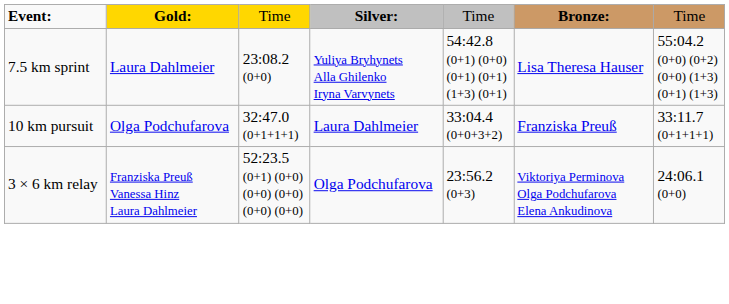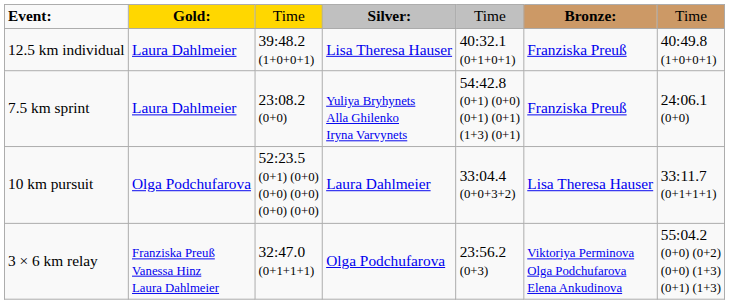+ row: (66, 49)
(580, 66) Lisa Theresa Hauser -> (577, 108) Franziska Preuß
(688, 66) 55:04.2 (0+0) (0+2) (0+0) (1+3) (0+1) (1+3) -> (684, 108) 24:06.1 (0+0)
(271, 125) 32:47.0 (0+1+1+1) -> (289, 184) 52:23.5 (0+1) (0+0) (0+0) (0+0) (0+0) (0+0)
(567, 125) Franziska Preuß -> (590, 184) Lisa Theresa Hauser
(273, 184) 52:23.5 (0+1) (0+0) (0+0) (0+0) (0+0) (0+0) -> (286, 260) 32:47.0 (0+1+1+1)
(681, 184) 24:06.1 (0+0) -> (691, 260) 55:04.2 (0+0) (0+2) (0+0) (1+3) (0+1) (1+3)
